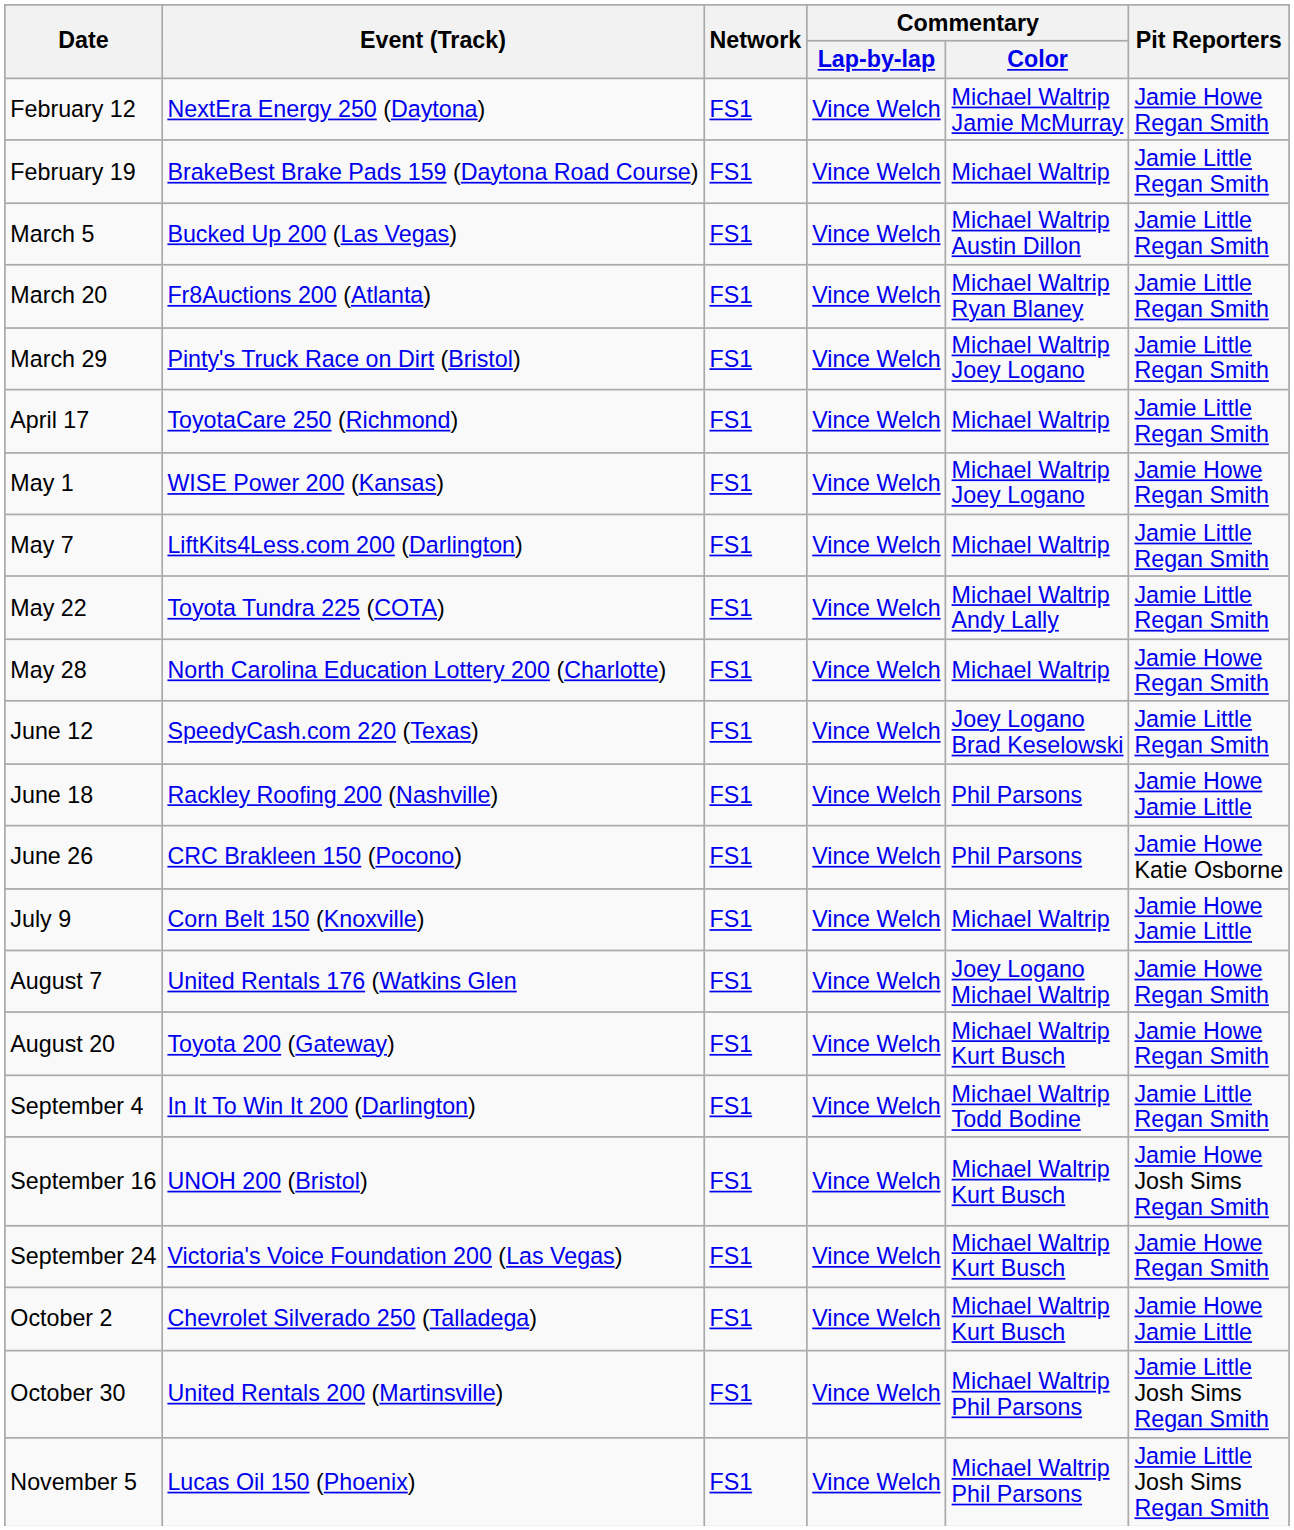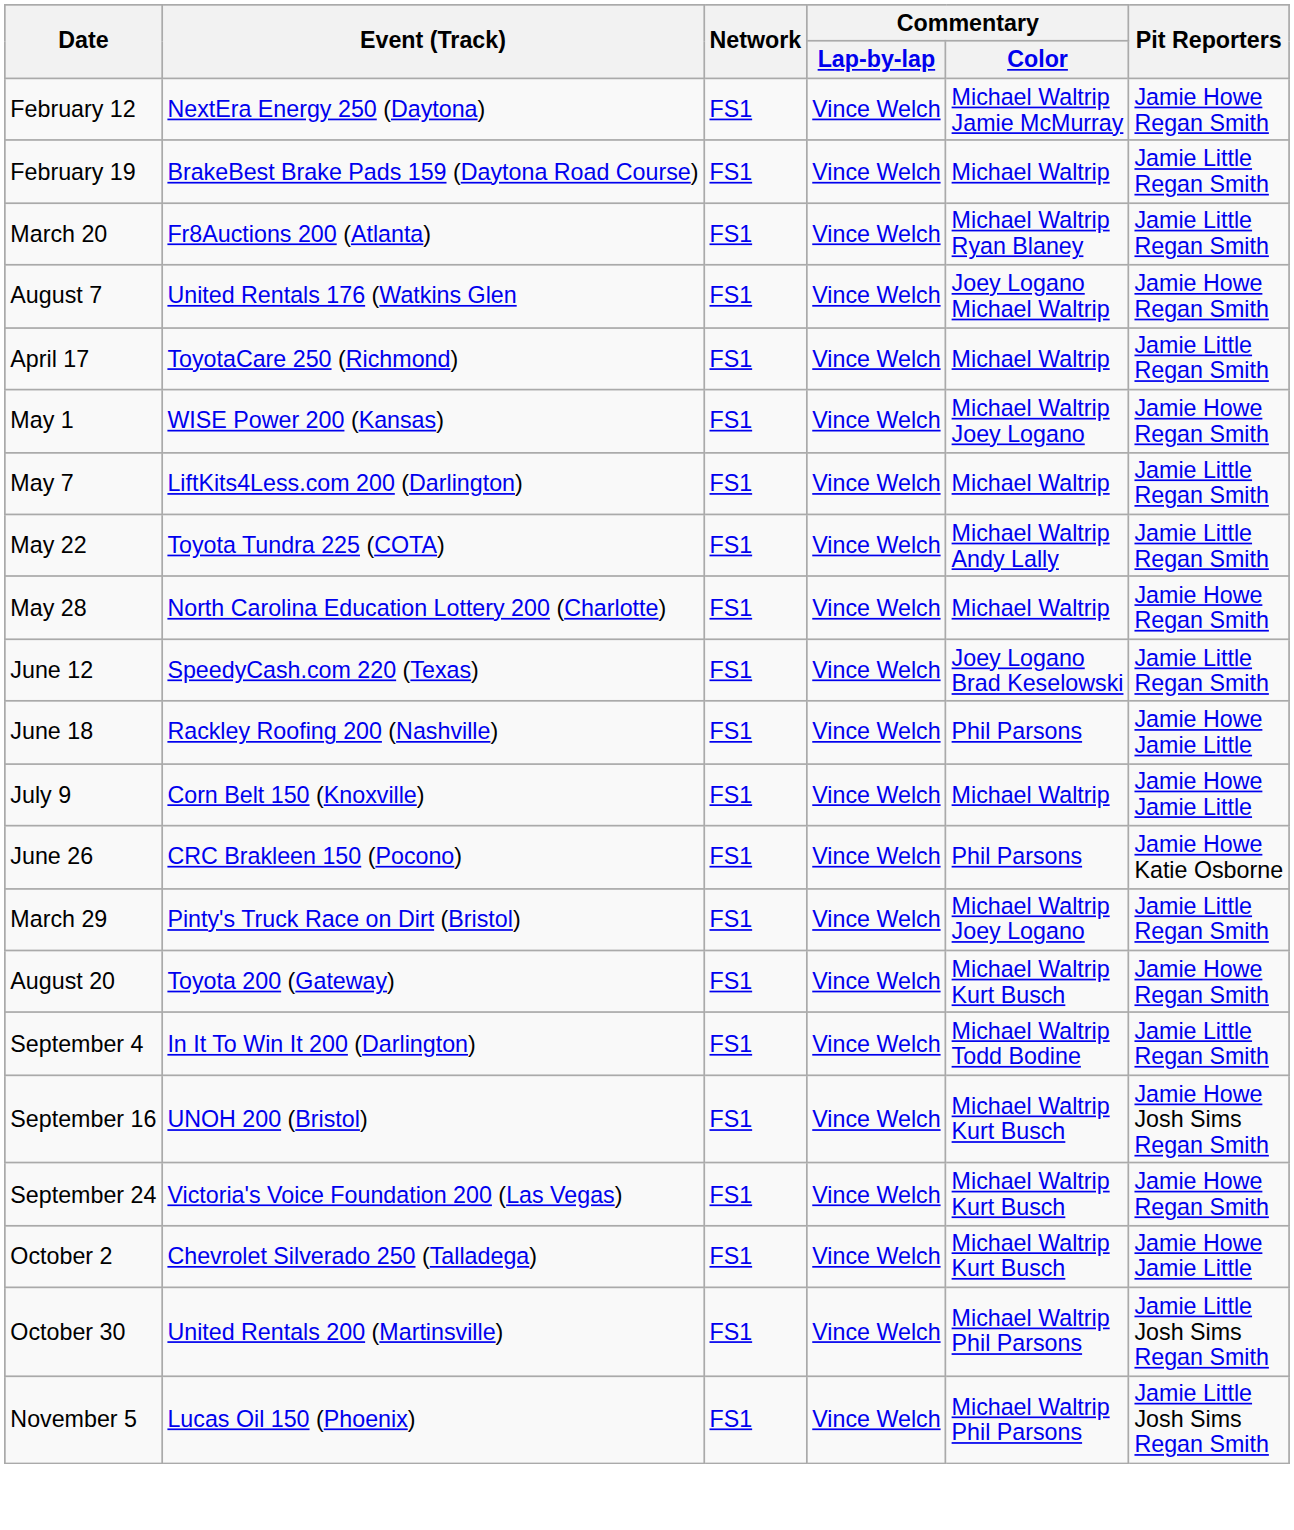- row: (52, 234)
rows swapped: (59, 358) <-> (56, 981)
rows swapped: (52, 857) <-> (41, 919)
